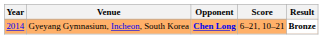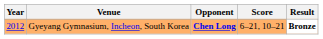(15, 26) 2014 -> (15, 26) 2012
